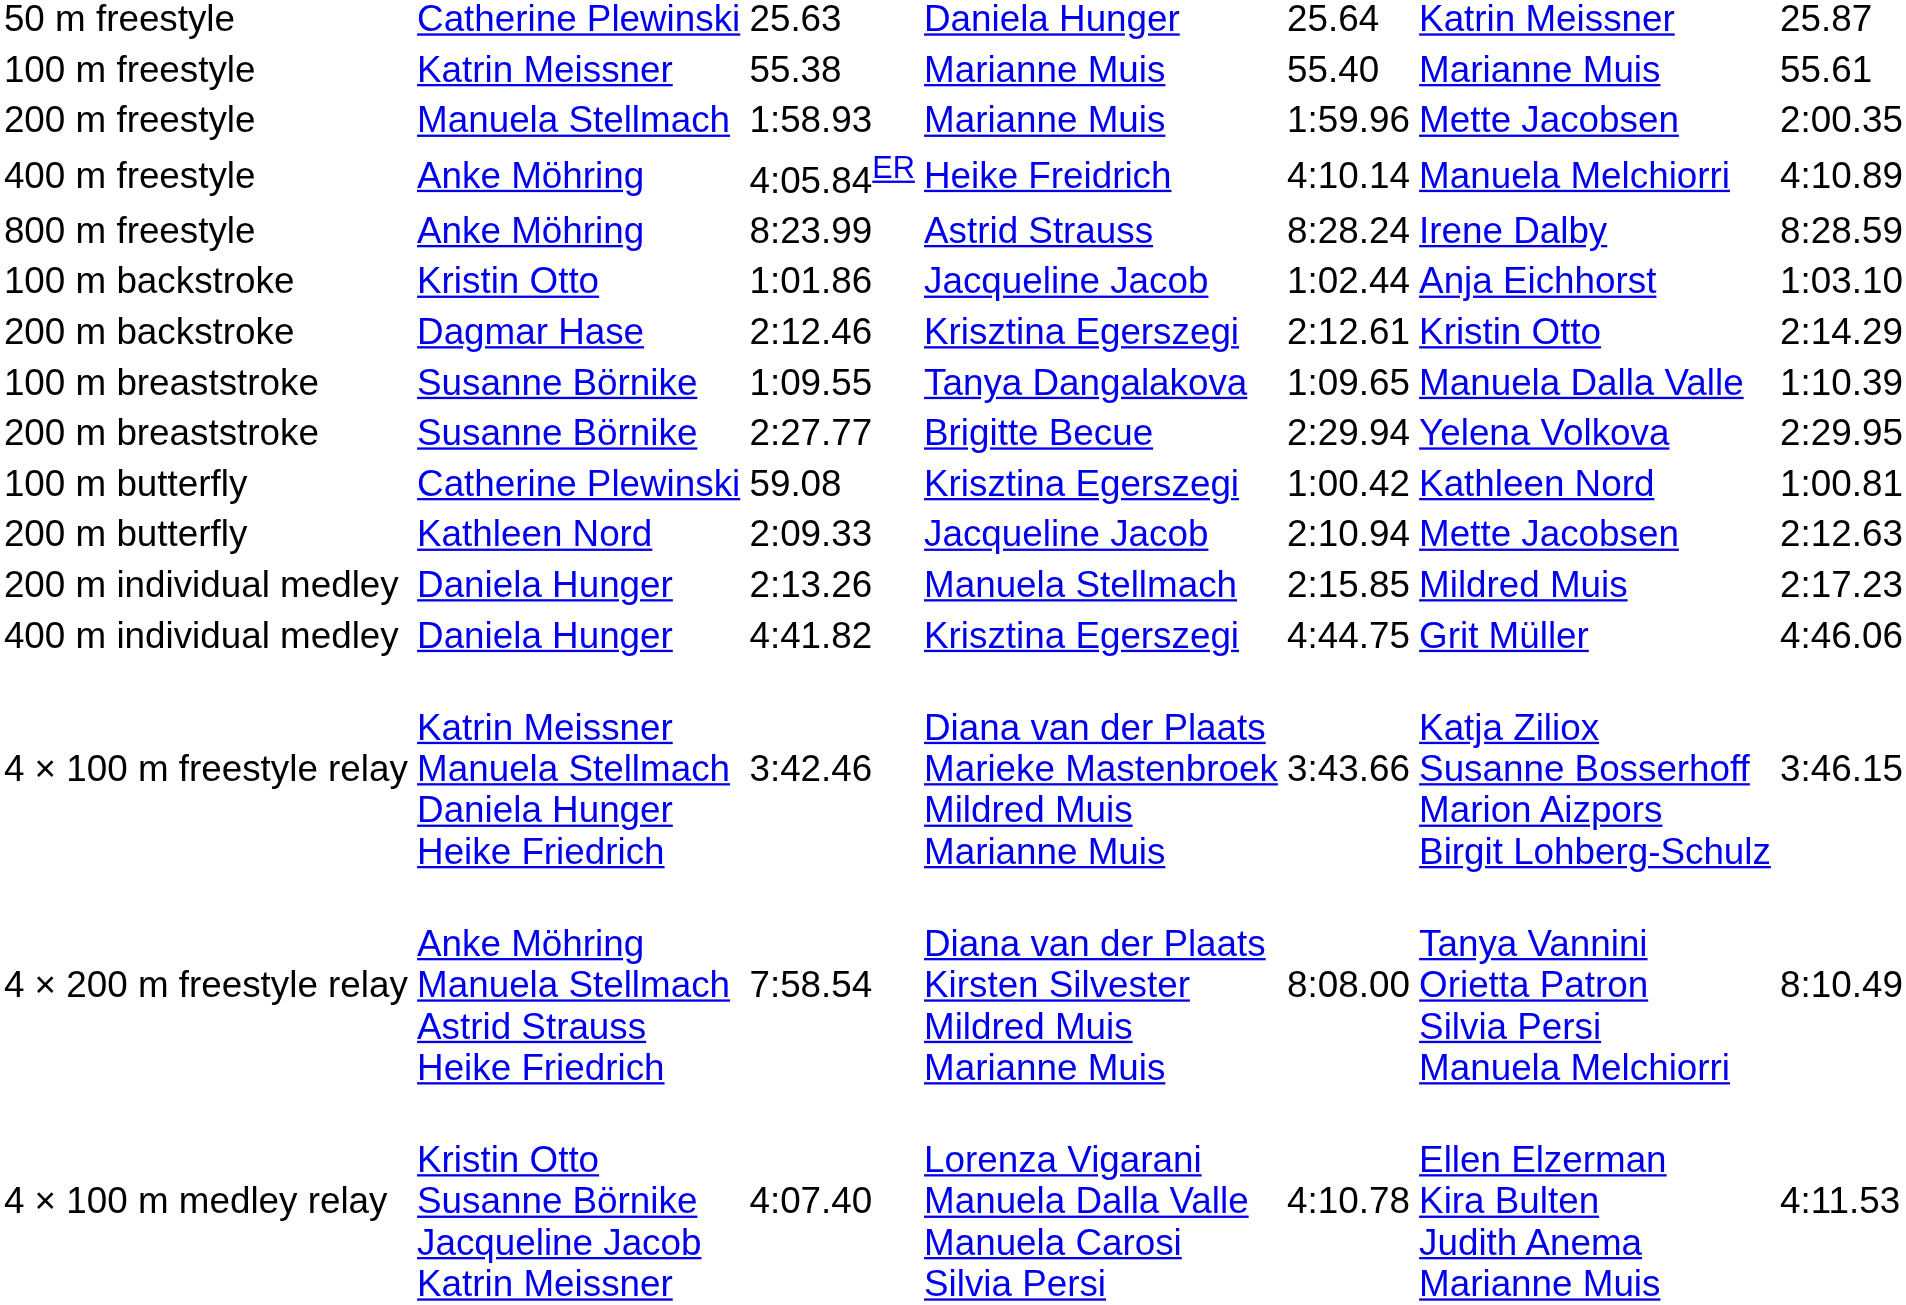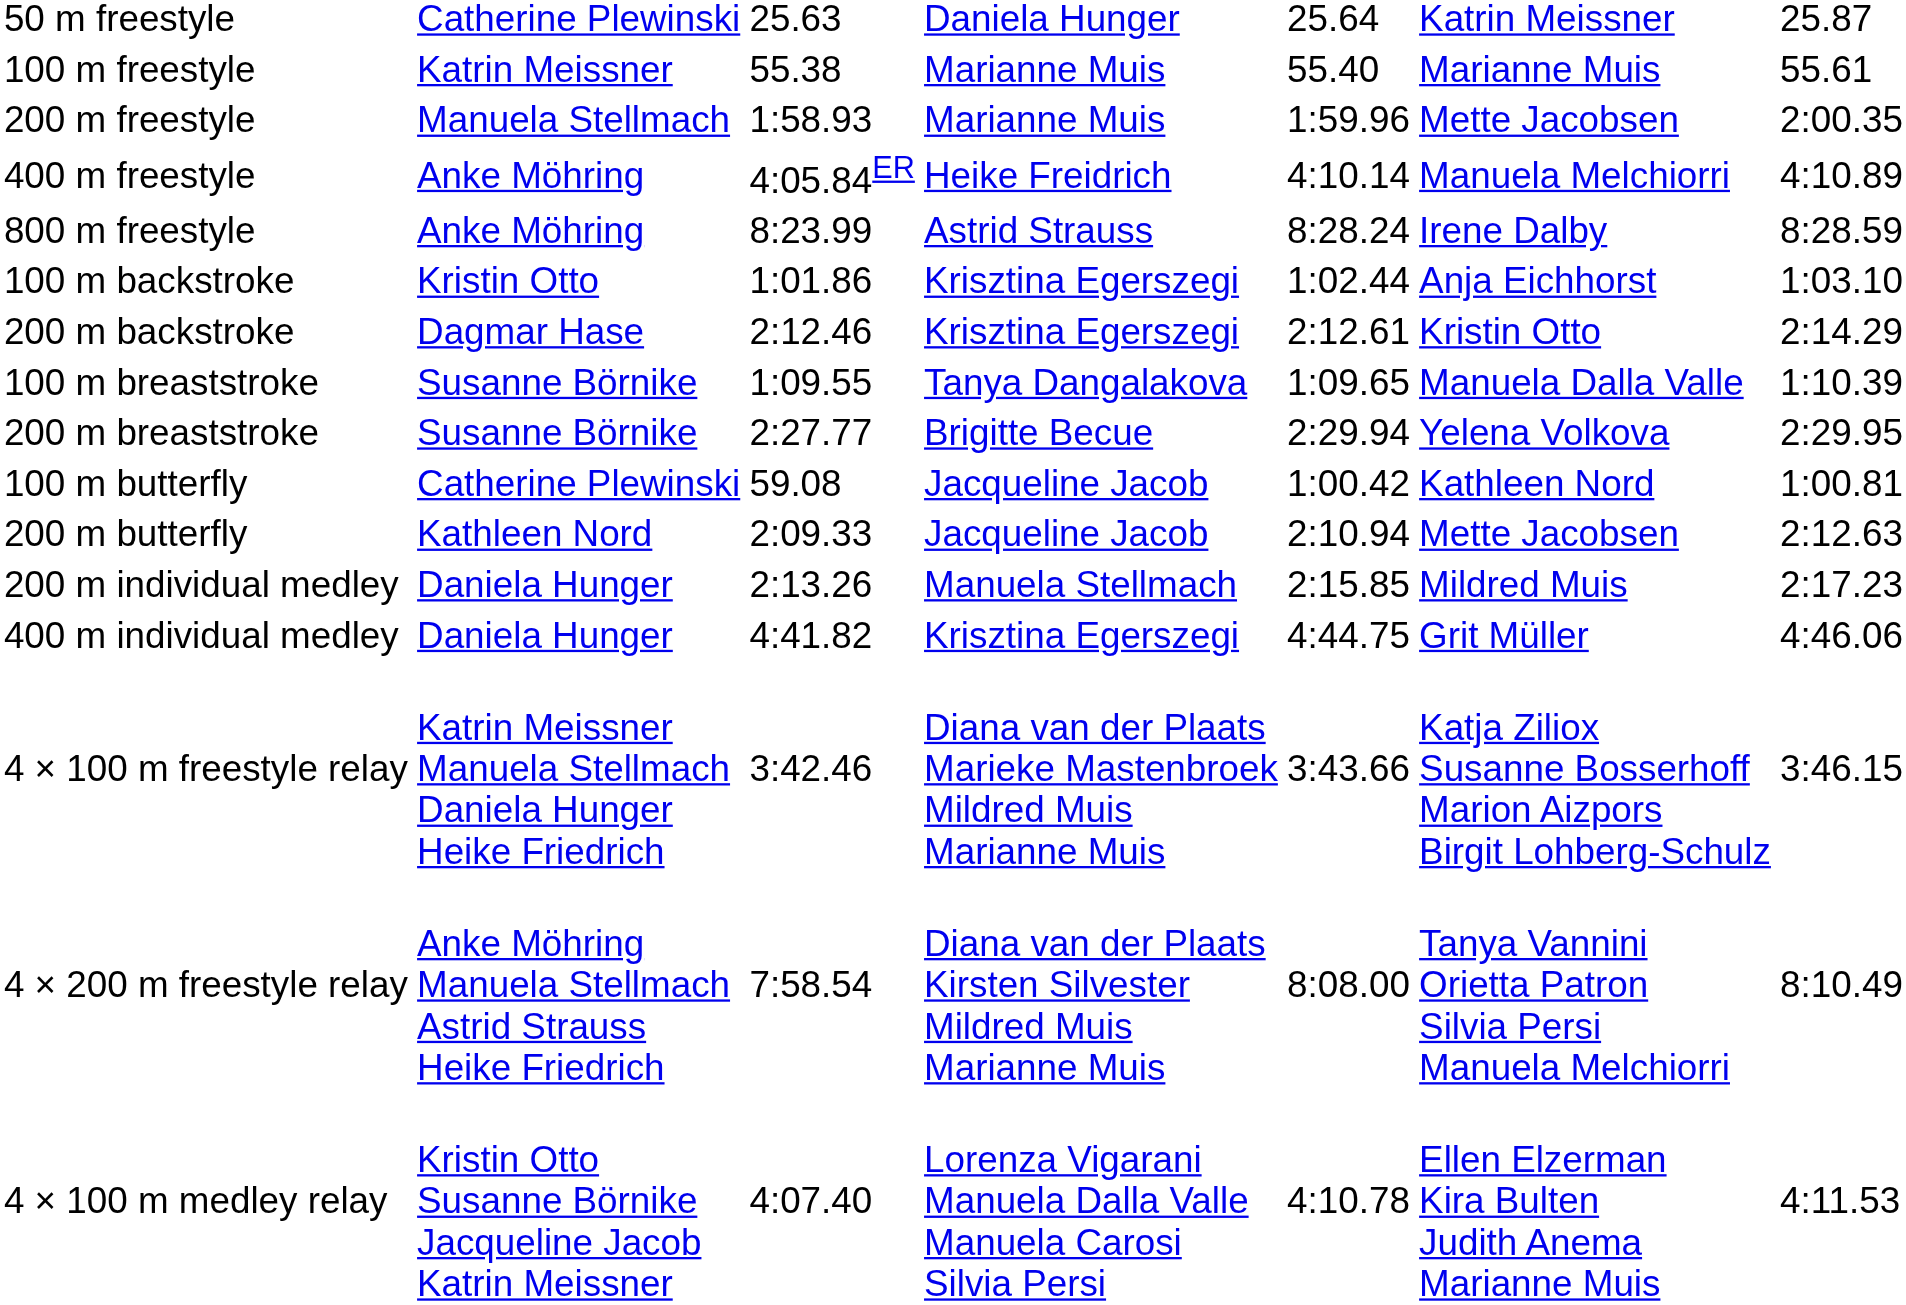(1066, 281) Jacqueline Jacob -> (1082, 281) Krisztina Egerszegi
(1082, 484) Krisztina Egerszegi -> (1066, 484) Jacqueline Jacob
